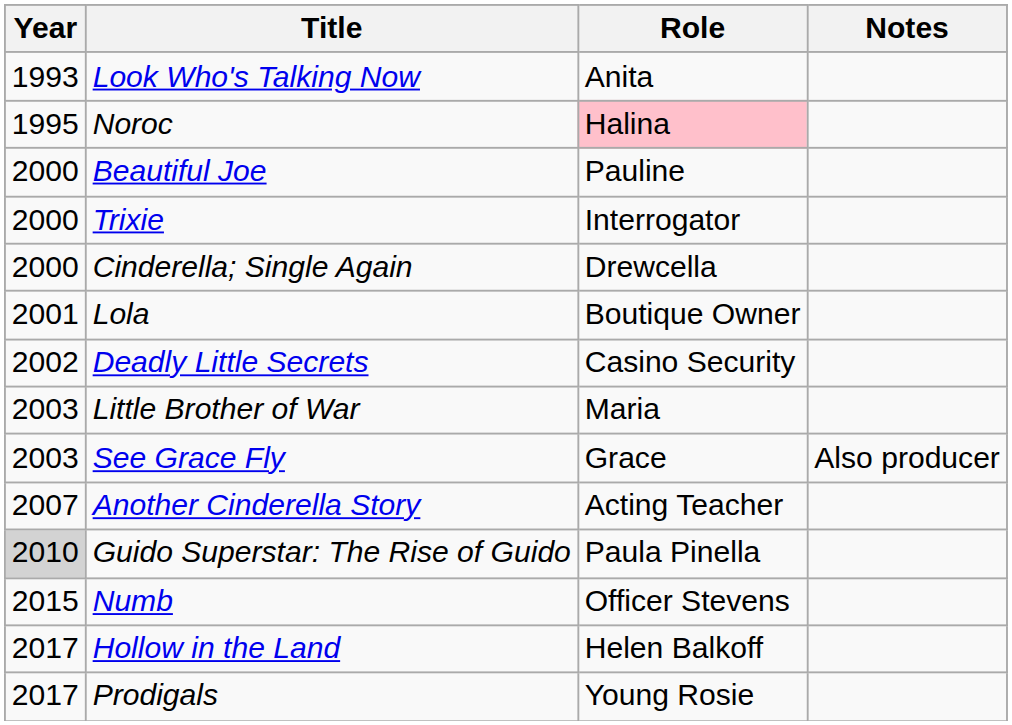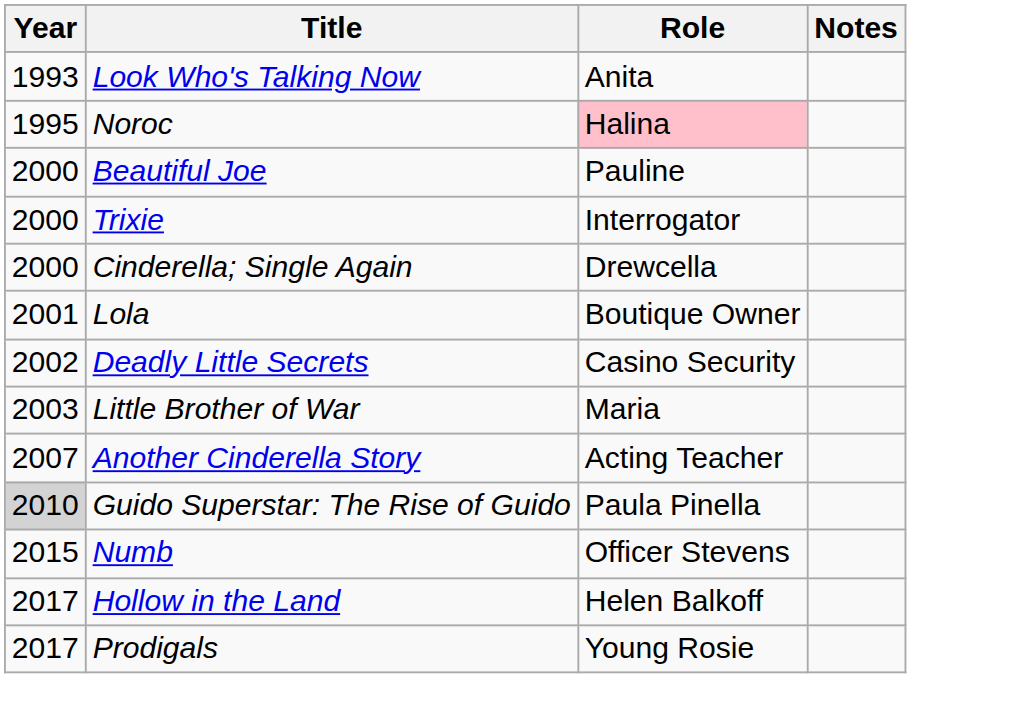- row: (189, 457)
